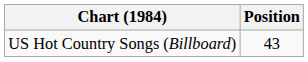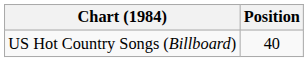(272, 43) 43 -> (272, 43) 40
